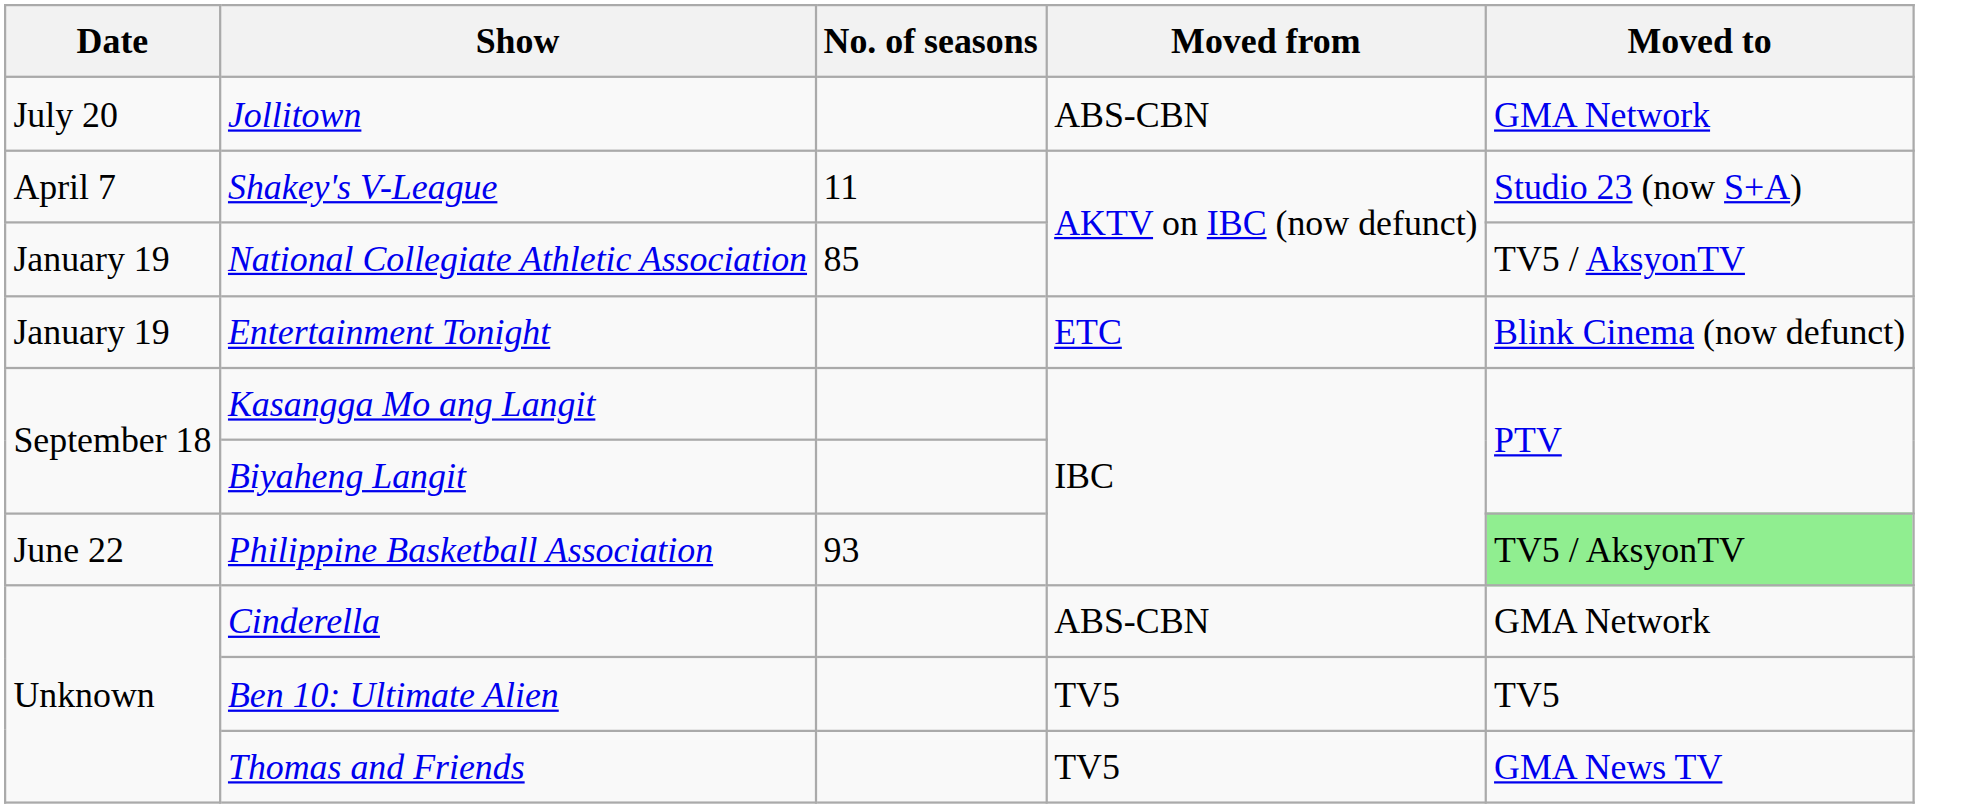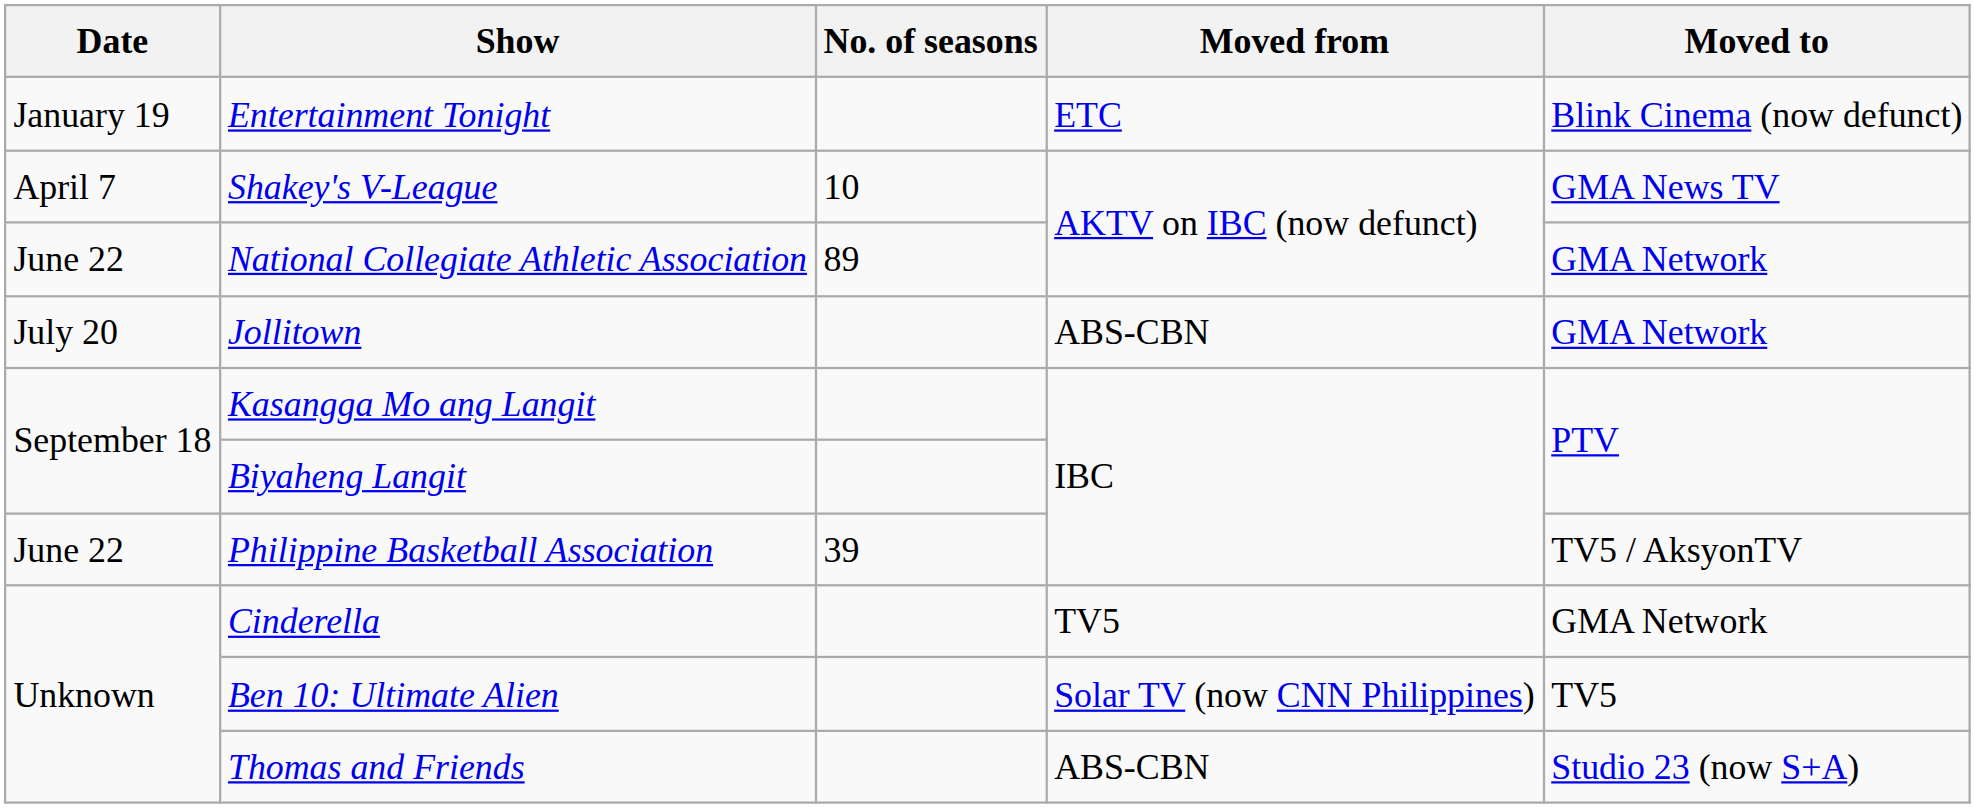rows swapped: (389, 331) <-> (295, 114)
(841, 186) 11 -> (841, 186) 10
(1648, 186) Studio 23 (now S+A) -> (1665, 186) GMA News TV
(92, 259) January 19 -> (69, 259) June 22
(841, 259) 85 -> (841, 259) 89
(1619, 259) TV5 / AksyonTV -> (1659, 259) GMA Network
(841, 549) 93 -> (841, 549) 39
(1619, 549) lightgreen background -> (1677, 549) no background
(1132, 622) ABS-CBN -> (1087, 622) TV5
(1087, 694) TV5 -> (1294, 694) Solar TV (now CNN Philippines)
(1087, 767) TV5 -> (1132, 767) ABS-CBN
(1608, 767) GMA News TV -> (1705, 767) Studio 23 (now S+A)
